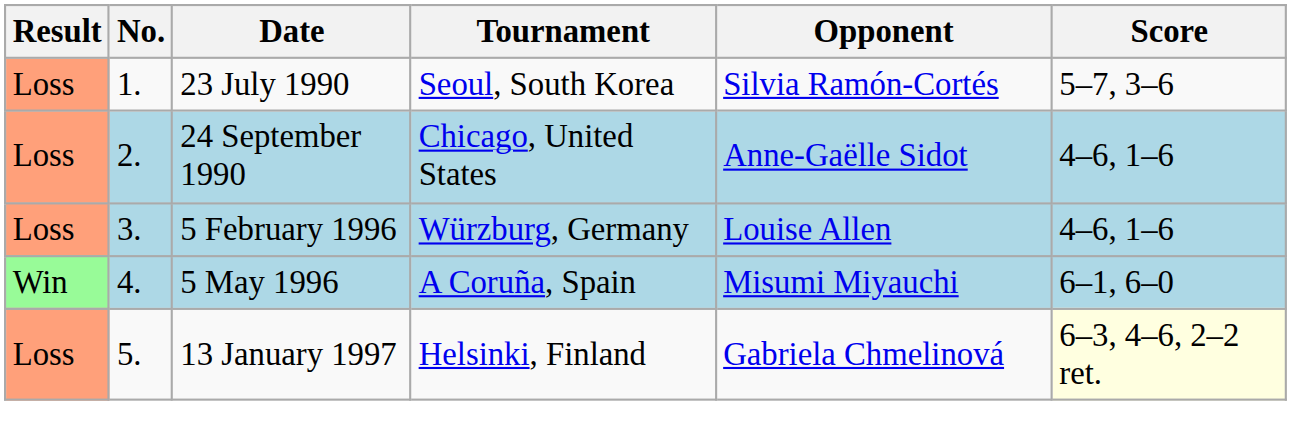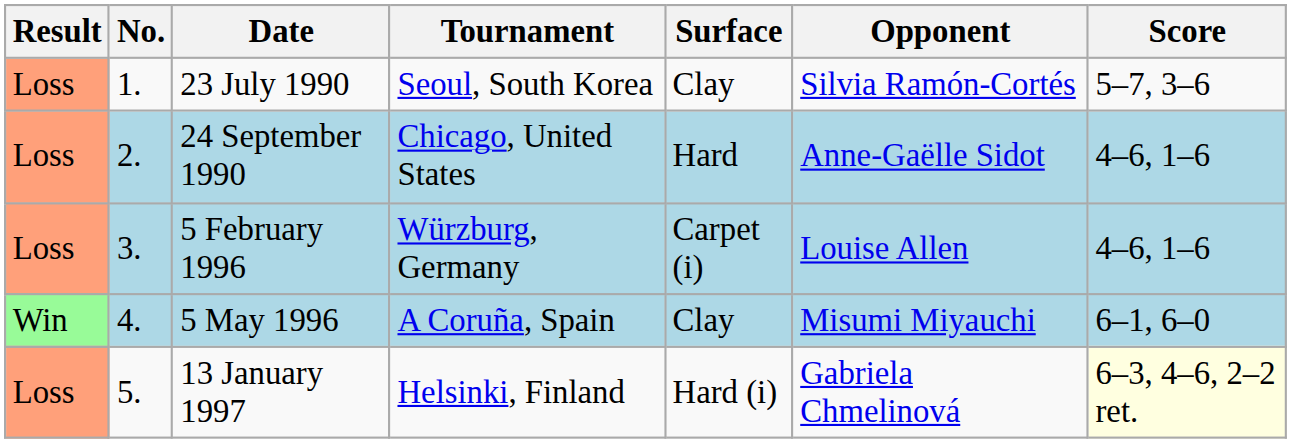+ column: (729, 30)
